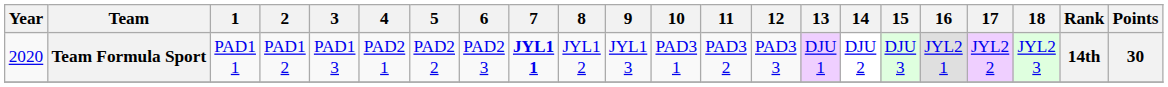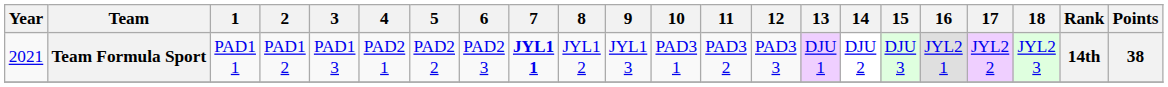(26, 56) 2020 -> (26, 56) 2021
(1135, 56) 30 -> (1135, 56) 38
